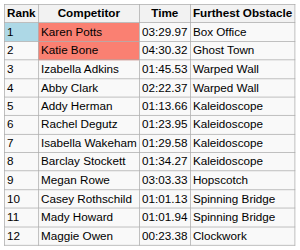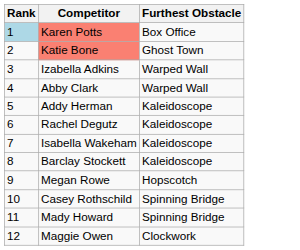- column: (165, 13)
